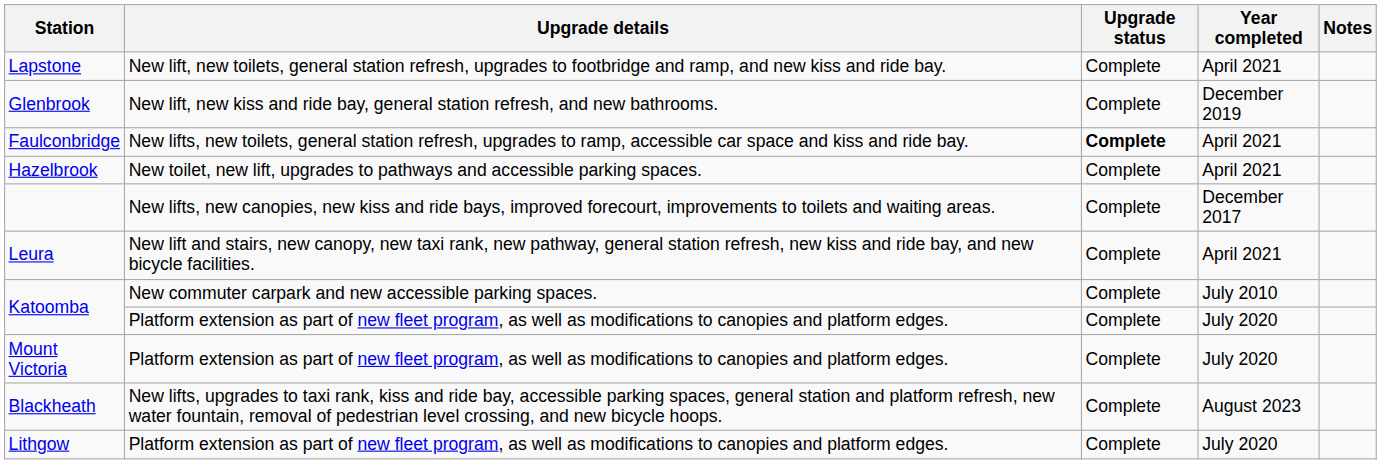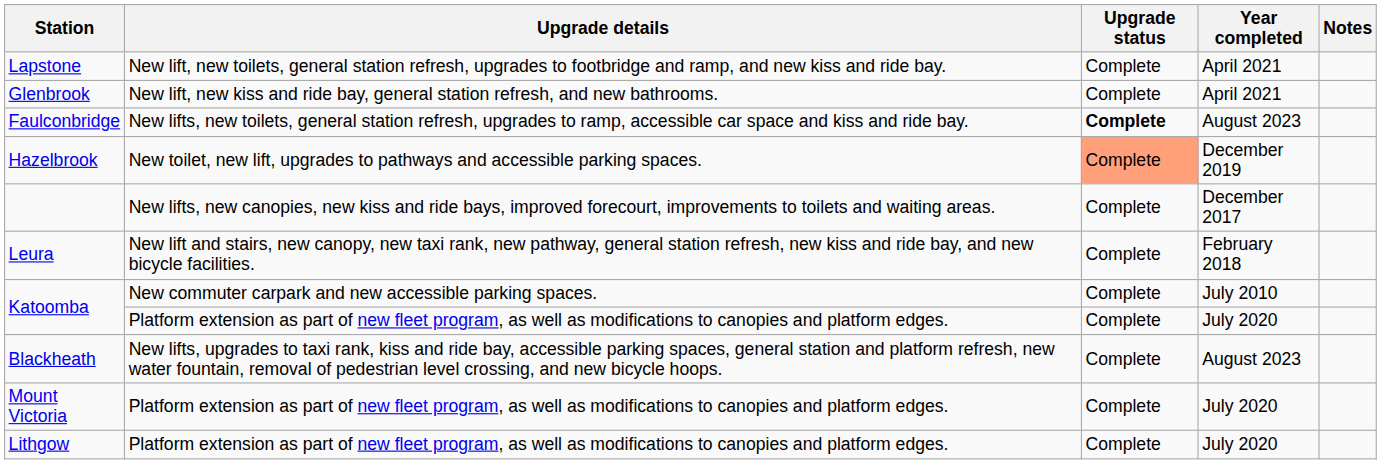(1243, 103) December 2019 -> (1242, 94) April 2021
(1242, 141) April 2021 -> (1252, 121) August 2023
(1123, 169) no background -> (1123, 159) lightsalmon background
(1242, 169) April 2021 -> (1243, 159) December 2019
(1242, 255) April 2021 -> (1237, 255) February 2018
rows swapped: (52, 406) <-> (38, 358)
